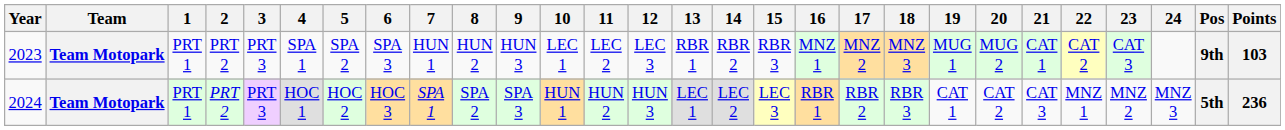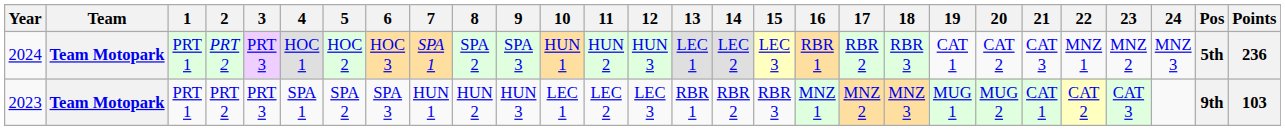rows swapped: (25, 54) <-> (25, 101)
